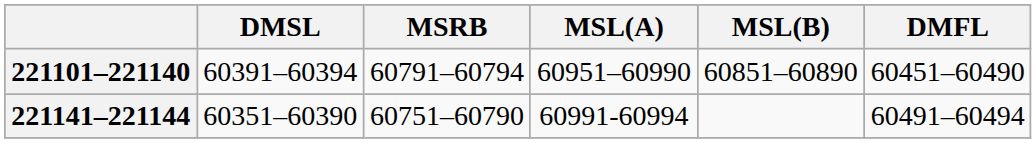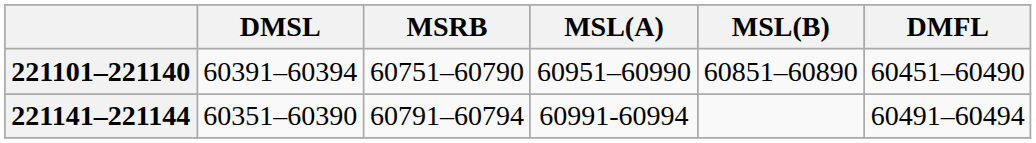(447, 71) 60791–60794 -> (447, 71) 60751–60790
(447, 115) 60751–60790 -> (447, 115) 60791–60794
